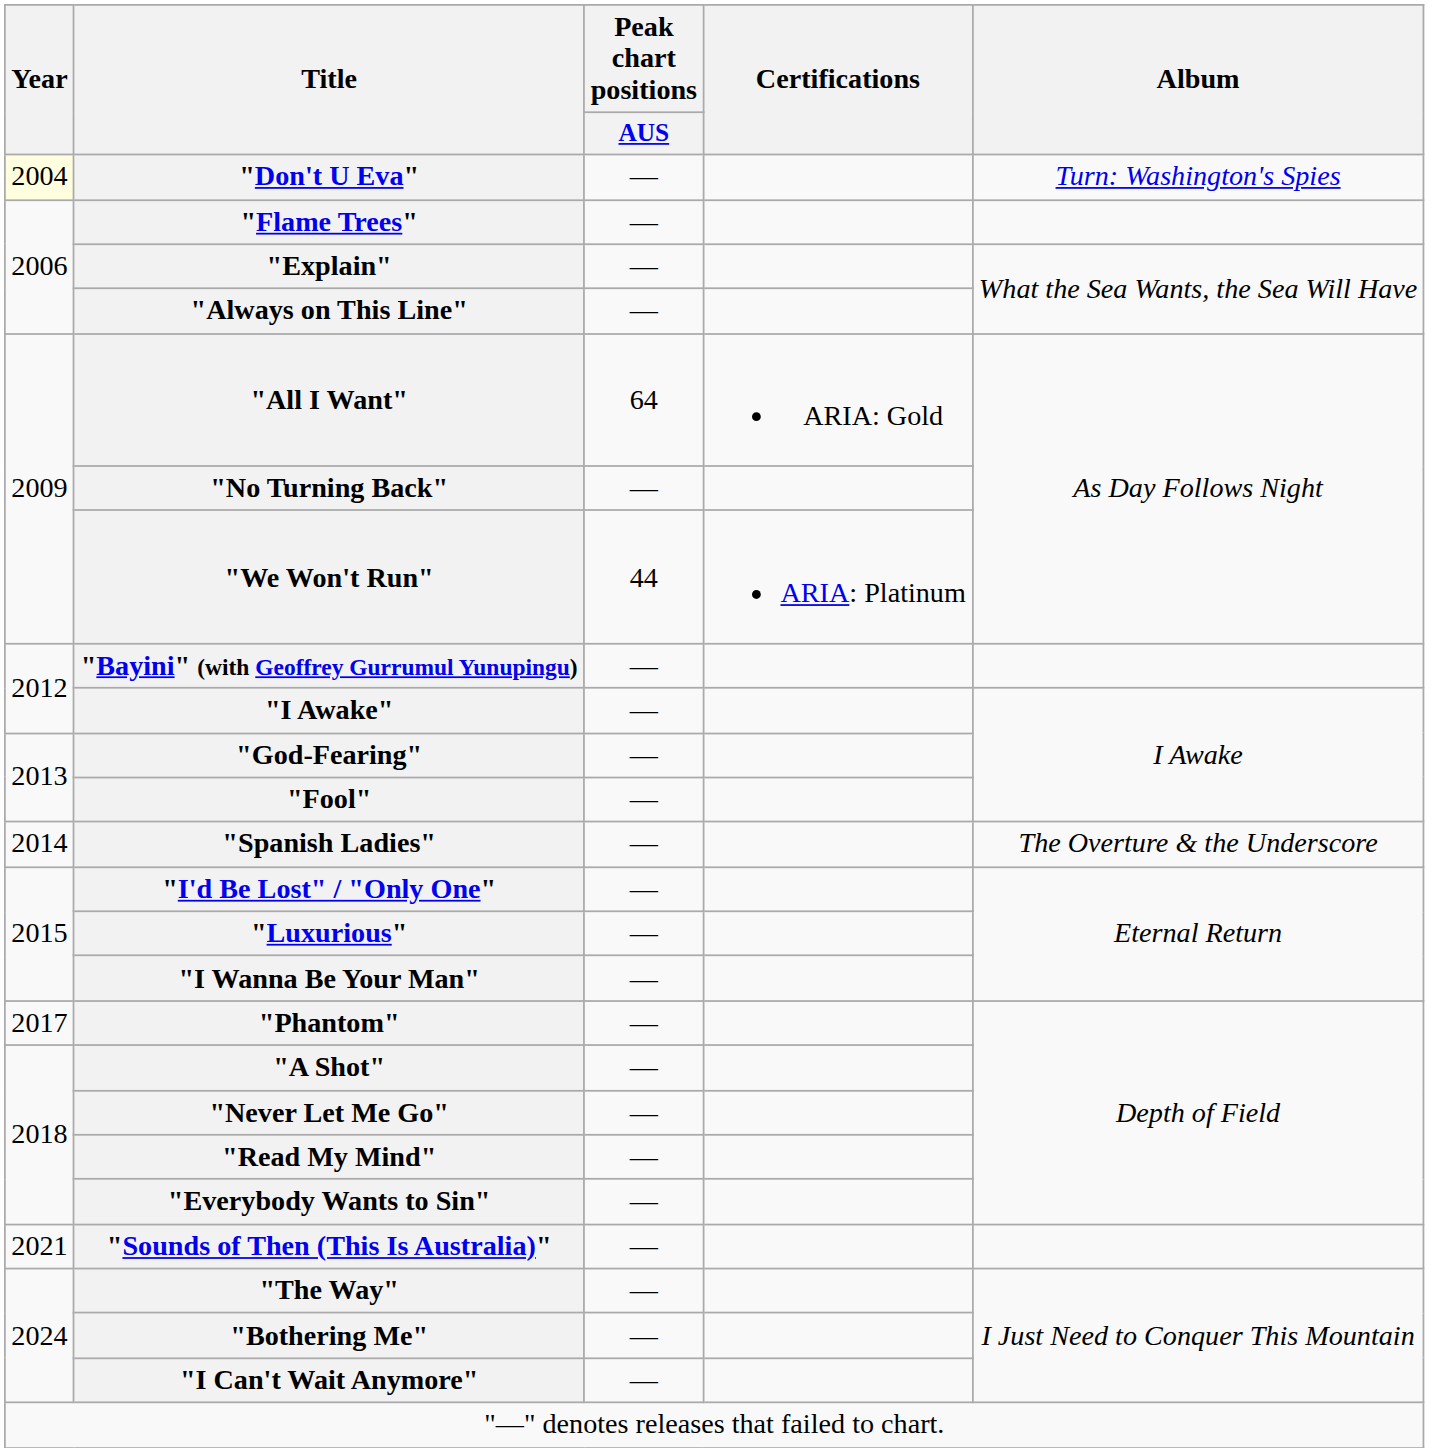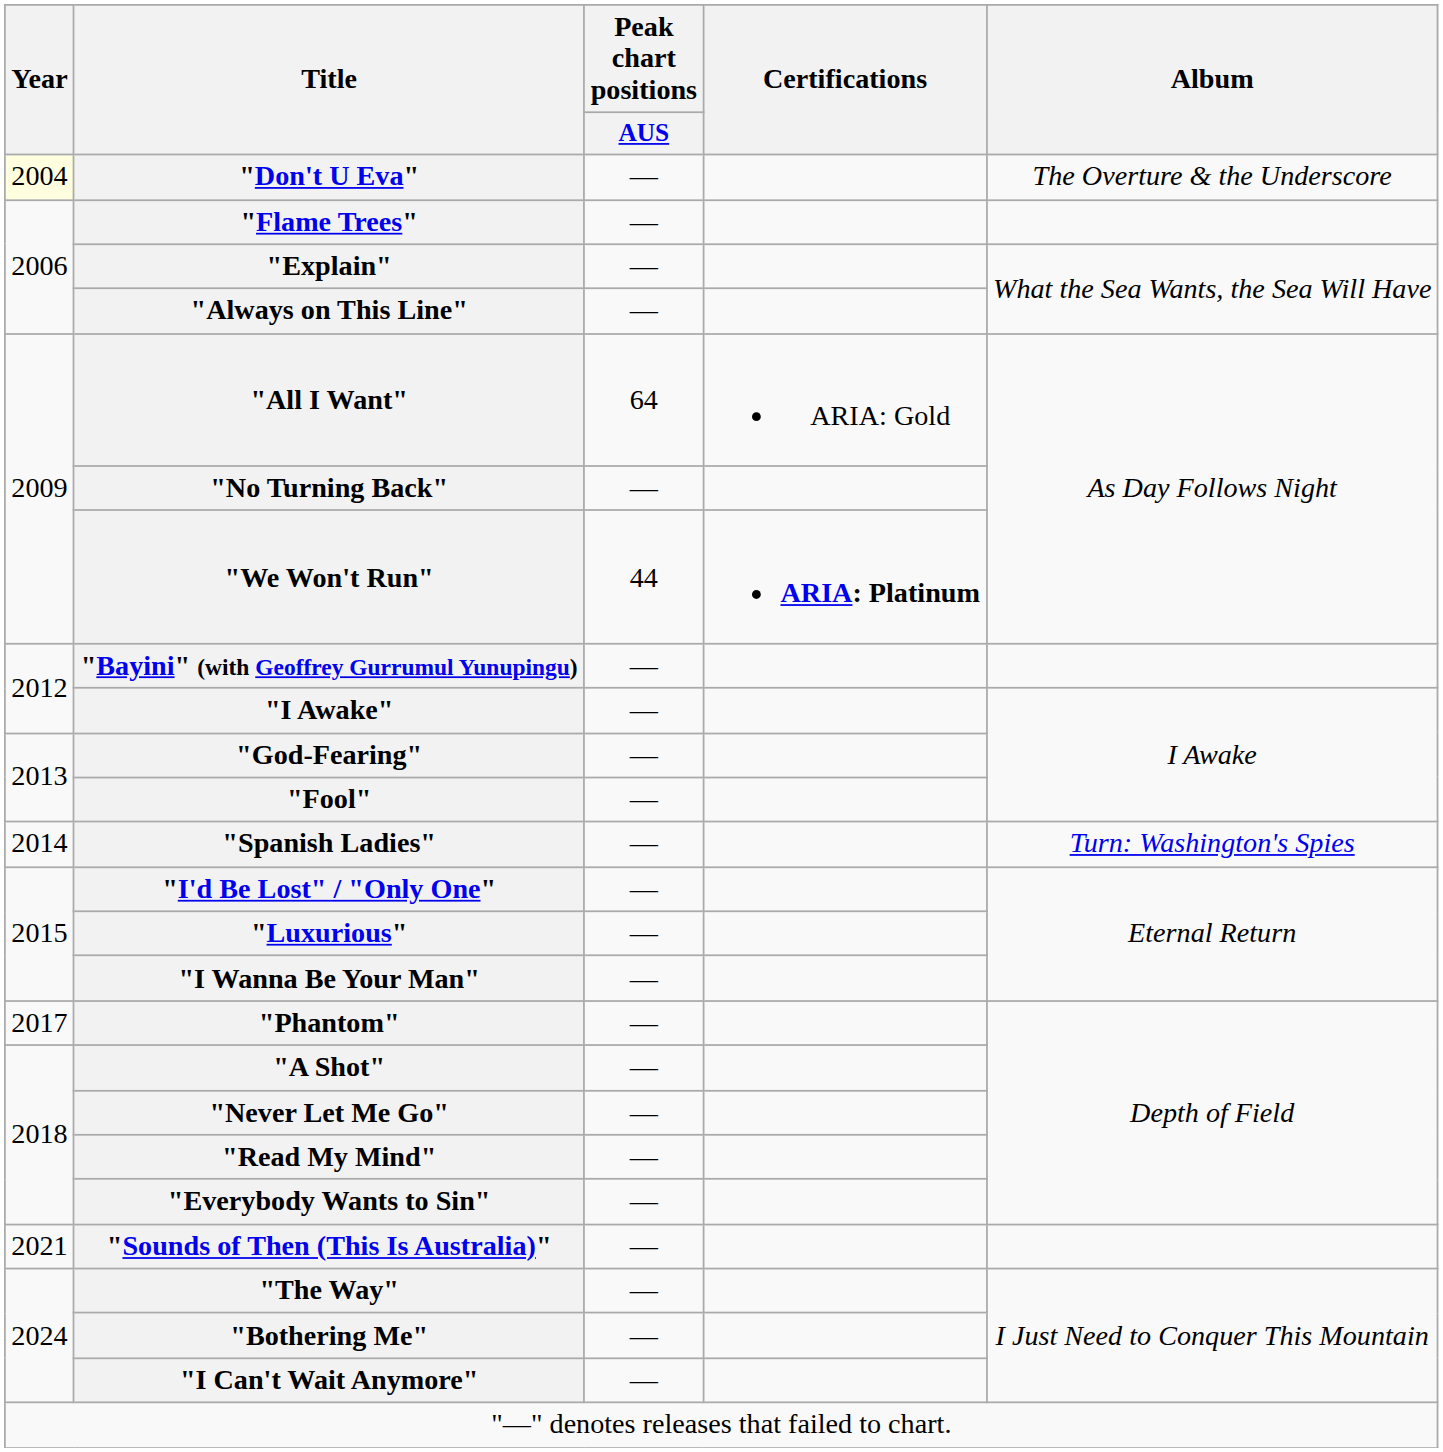(1198, 176) Turn: Washington's Spies -> (1212, 176) The Overture & the Underscore
(838, 593) normal -> (845, 593) bold
(1198, 843) The Overture & the Underscore -> (1212, 843) Turn: Washington's Spies
